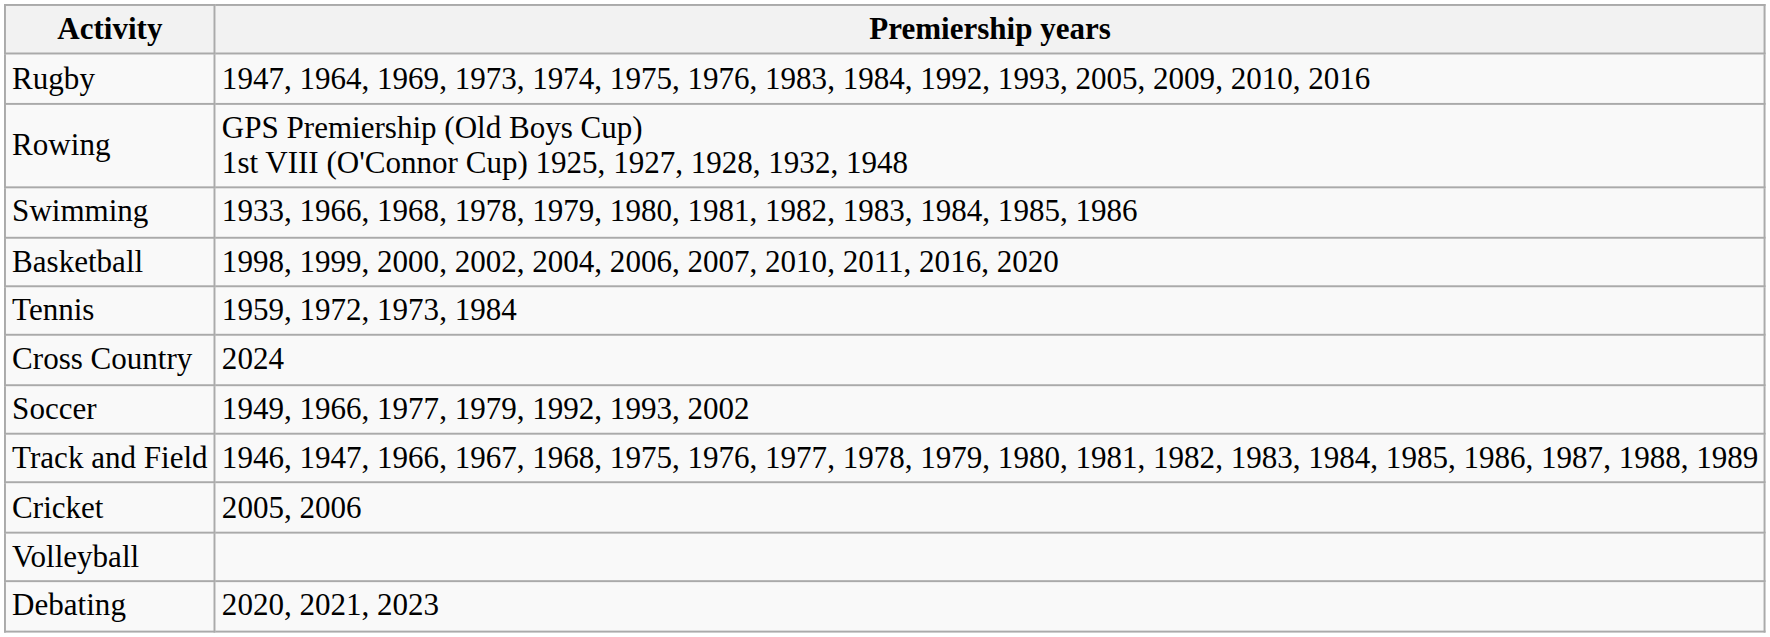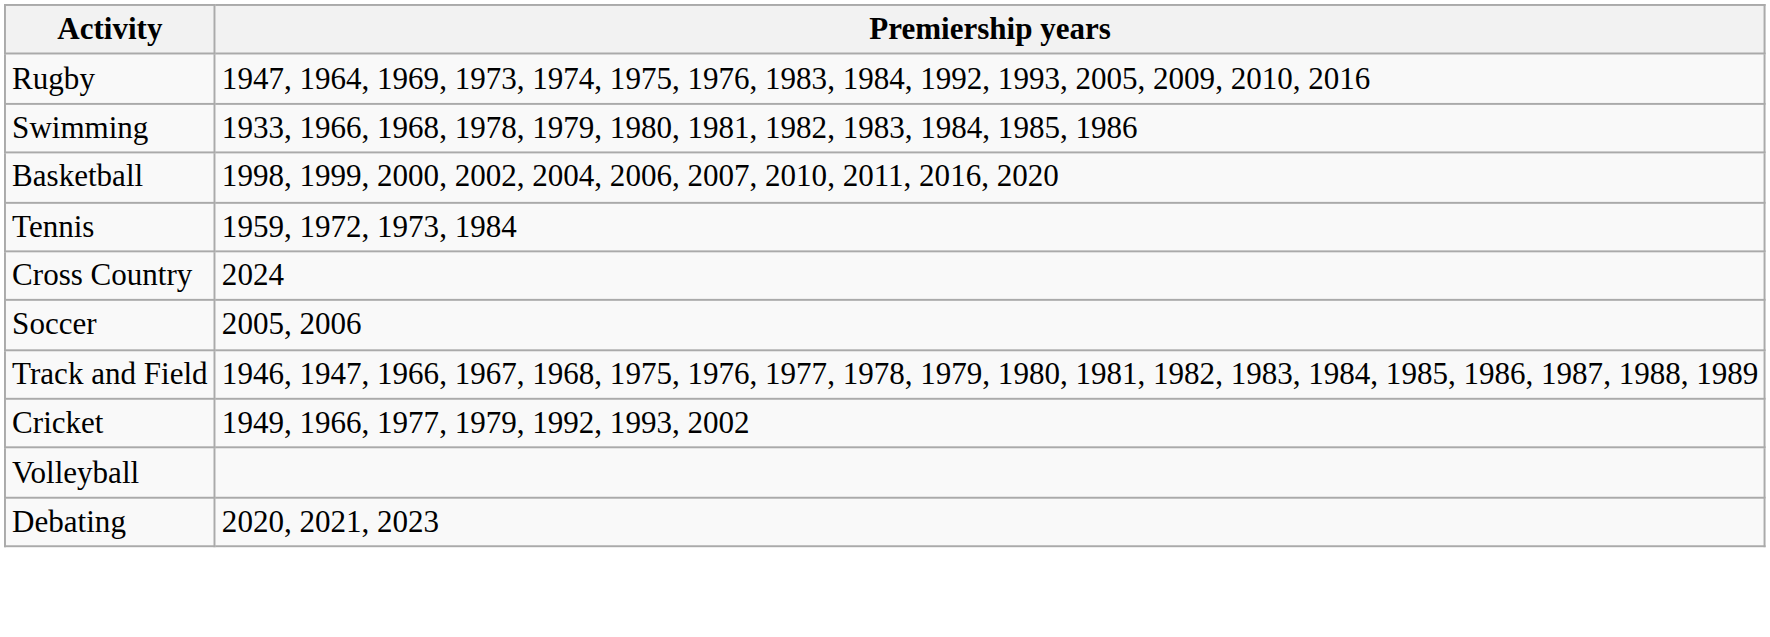- row: (61, 145)
(486, 408) 1949, 1966, 1977, 1979, 1992, 1993, 2002 -> (292, 324) 2005, 2006
(292, 507) 2005, 2006 -> (486, 422) 1949, 1966, 1977, 1979, 1992, 1993, 2002
